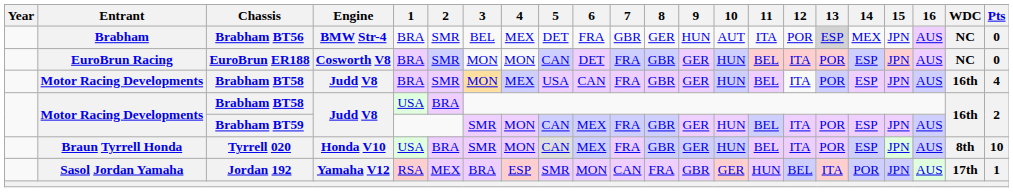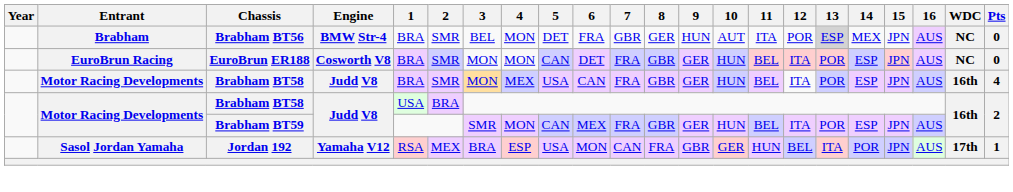(520, 37) MEX -> (520, 37) MON
- row: (122, 147)
(556, 169) SMR -> (556, 147) USA
